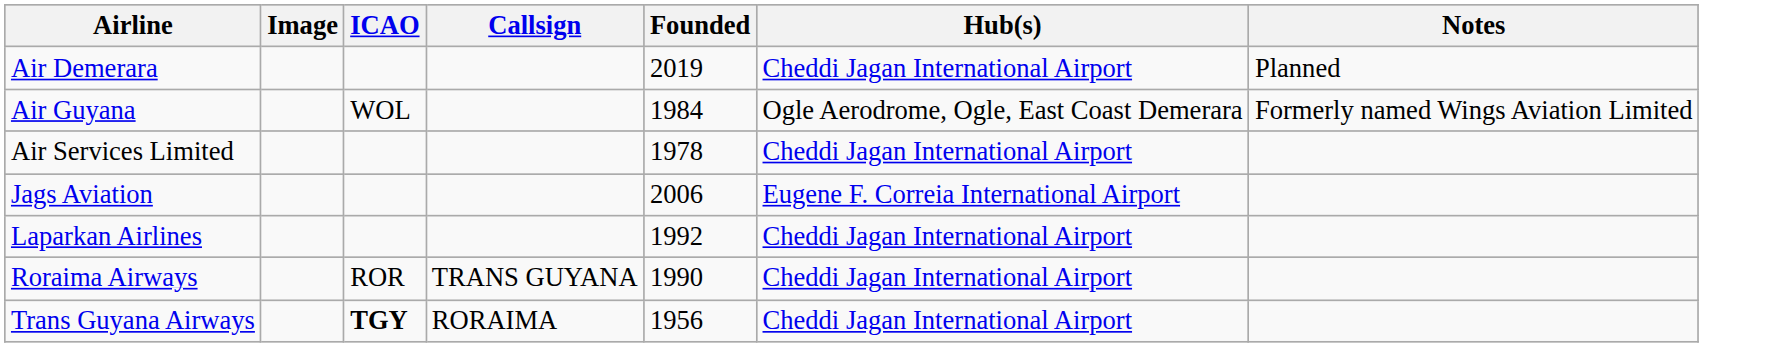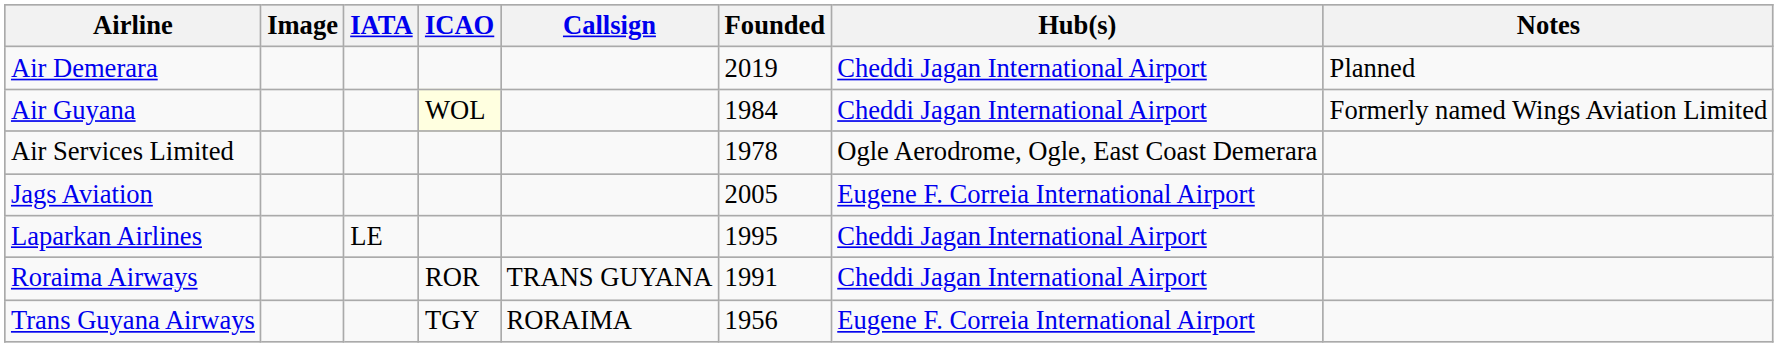+ column: (381, 25)
(380, 109) no background -> (455, 109) lightyellow background
(1003, 109) Ogle Aerodrome, Ogle, East Coast Demerara -> (1022, 109) Cheddi Jagan International Airport
(947, 151) Cheddi Jagan International Airport -> (1077, 151) Ogle Aerodrome, Ogle, East Coast Demerara
(676, 194) 2006 -> (751, 194) 2005
(676, 236) 1992 -> (751, 236) 1995
(676, 278) 1990 -> (751, 278) 1991
(379, 320) bold -> (452, 320) normal
(947, 320) Cheddi Jagan International Airport -> (1046, 320) Eugene F. Correia International Airport
